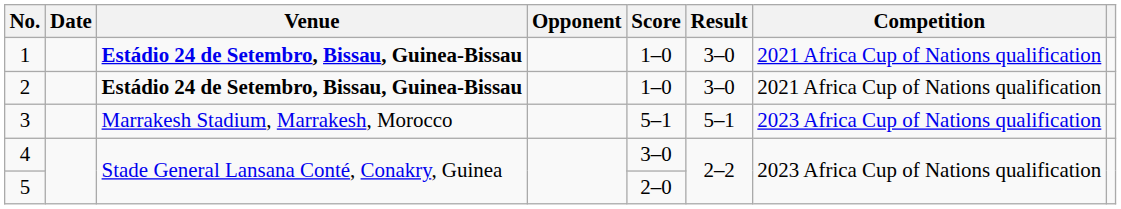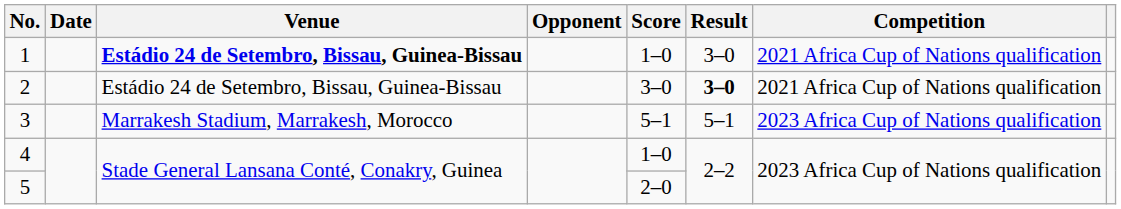(312, 87) bold -> (302, 87) normal
(656, 87) 1–0 -> (656, 87) 3–0
(719, 87) normal -> (719, 87) bold
(656, 154) 3–0 -> (656, 154) 1–0
